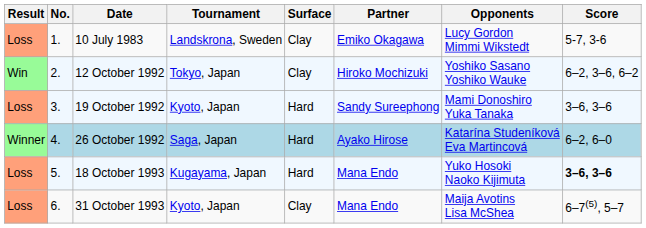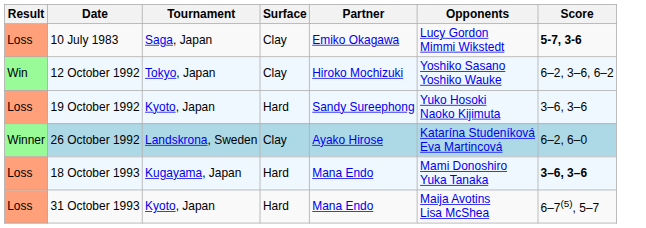- column: (60, 13)
(226, 40) Landskrona, Sweden -> (179, 40) Saga, Japan
(586, 40) normal -> (561, 40) bold
(488, 106) Mami Donoshiro Yuka Tanaka -> (460, 106) Yuko Hosoki Naoko Kijimuta
(203, 139) Saga, Japan -> (201, 139) Landskrona, Sweden
(301, 139) Hard -> (275, 139) Clay
(485, 173) Yuko Hosoki Naoko Kijimuta -> (464, 173) Mami Donoshiro Yuka Tanaka
(300, 206) Clay -> (276, 206) Hard
